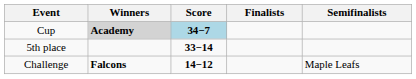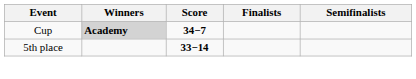(199, 30) lightblue background -> (195, 30) no background
- row: (46, 64)
